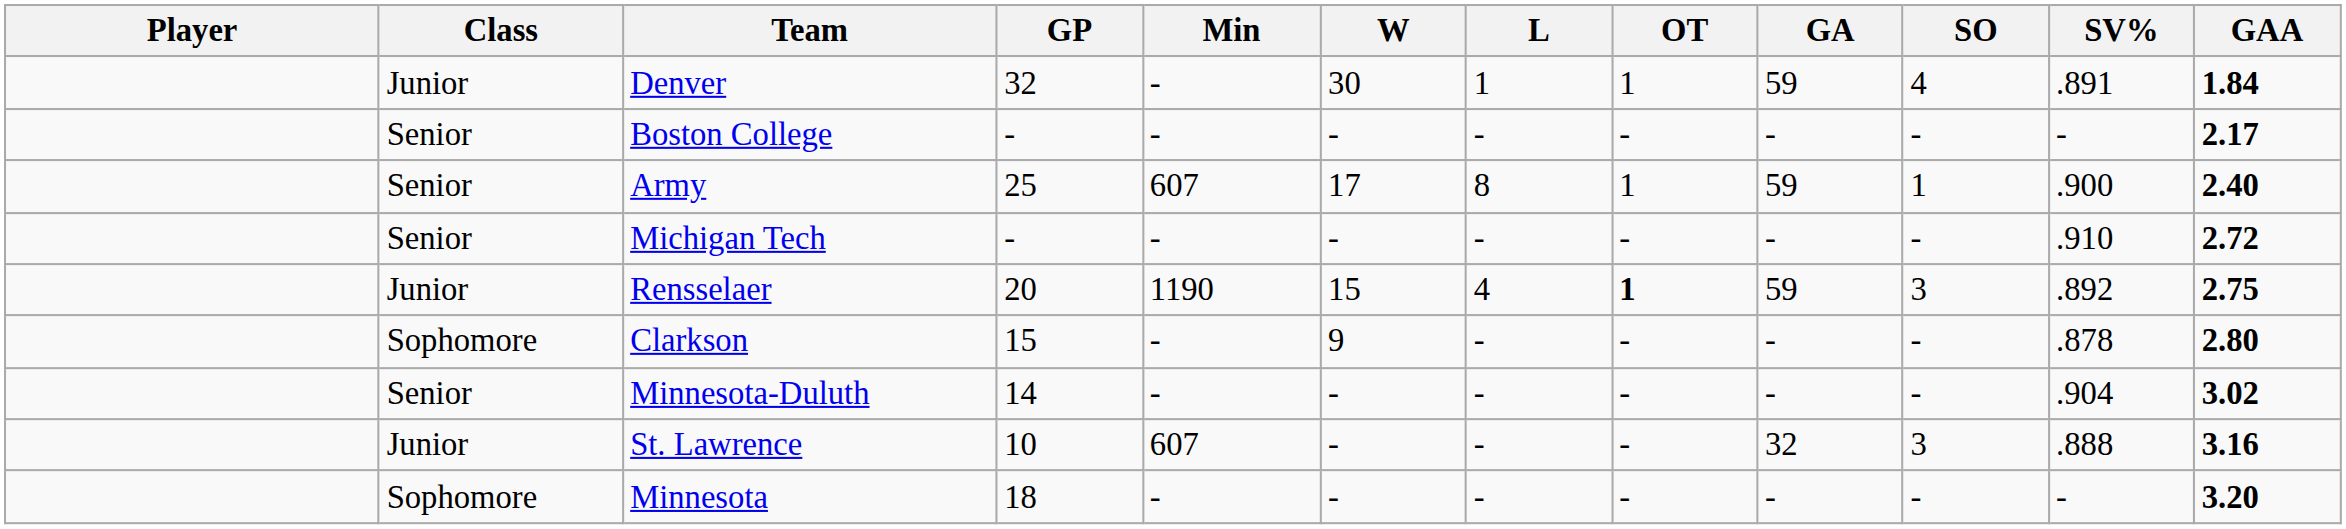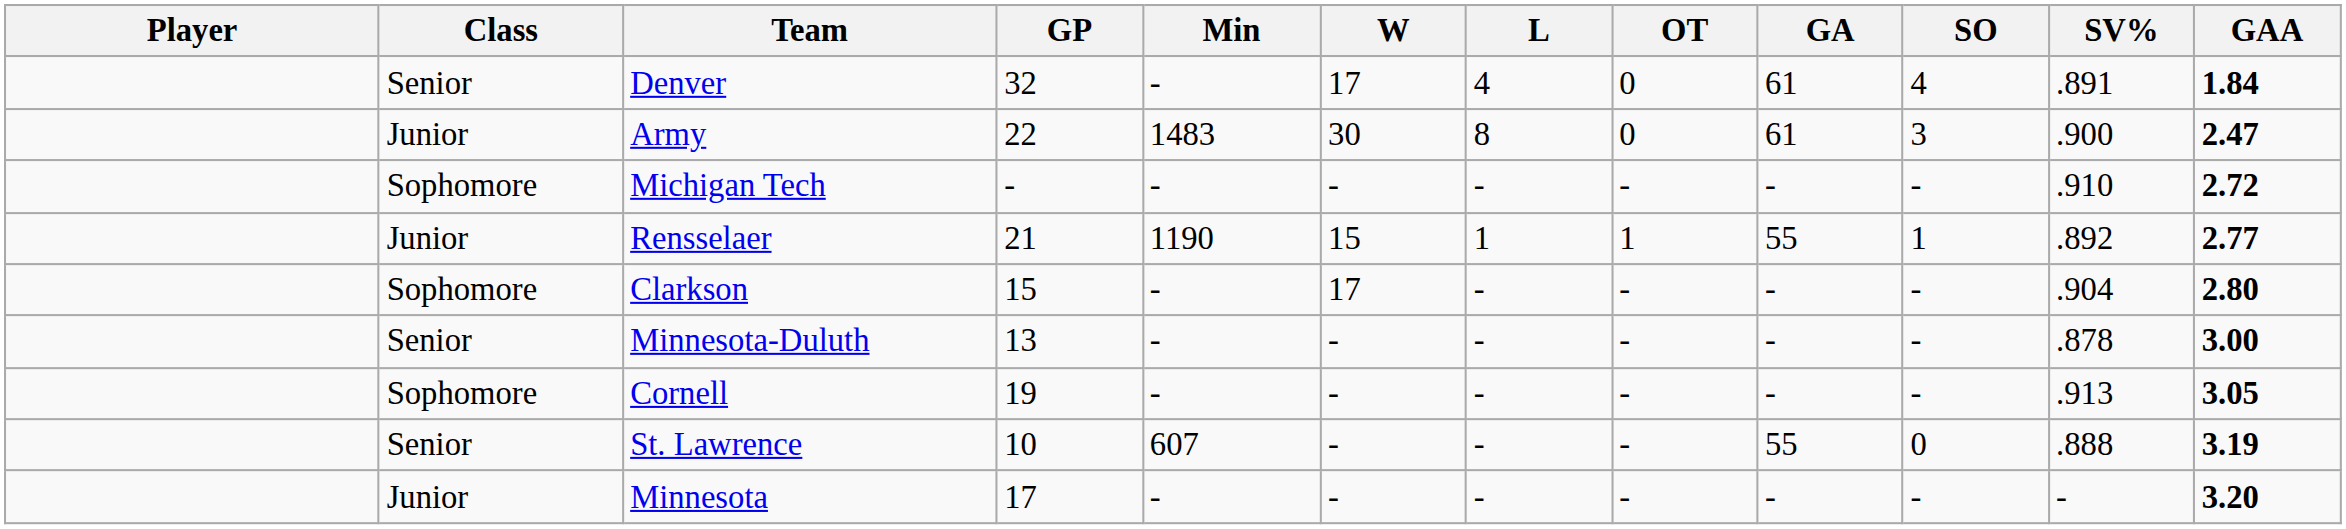(427, 82) Junior -> (429, 82) Senior
(1344, 82) 30 -> (1344, 82) 17
(1482, 82) 1 -> (1482, 82) 4
(1627, 82) 1 -> (1627, 82) 0
(1781, 82) 59 -> (1781, 82) 61
- row: (731, 133)
(429, 185) Senior -> (427, 133) Junior
(1021, 185) 25 -> (1021, 133) 22
(1174, 185) 607 -> (1182, 133) 1483
(1344, 185) 17 -> (1344, 133) 30
(1627, 185) 1 -> (1627, 133) 0
(1781, 185) 59 -> (1781, 133) 61
(1919, 185) 1 -> (1919, 133) 3
(2230, 185) 2.40 -> (2230, 133) 2.47
(429, 237) Senior -> (462, 185) Sophomore
(1021, 289) 20 -> (1021, 237) 21
(1482, 289) 4 -> (1482, 237) 1
(1627, 289) bold -> (1627, 237) normal
(1781, 289) 59 -> (1781, 237) 55
(1919, 289) 3 -> (1919, 237) 1
(2230, 289) 2.75 -> (2230, 237) 2.77
(1336, 340) 9 -> (1344, 289) 17
(2085, 340) .878 -> (2085, 289) .904
(1021, 392) 14 -> (1021, 340) 13
(2085, 392) .904 -> (2085, 340) .878
(2230, 392) 3.02 -> (2230, 340) 3.00
+ row: (679, 392)
(427, 444) Junior -> (429, 444) Senior
(1781, 444) 32 -> (1781, 444) 55
(1919, 444) 3 -> (1919, 444) 0
(2230, 444) 3.16 -> (2230, 444) 3.19
(462, 496) Sophomore -> (427, 496) Junior
(1021, 496) 18 -> (1021, 496) 17
